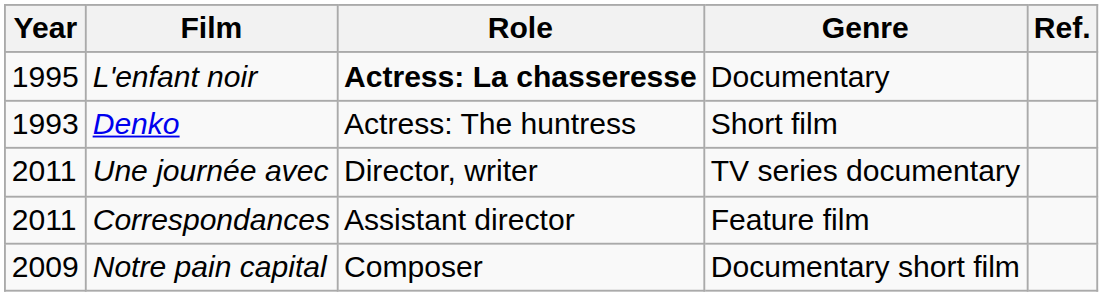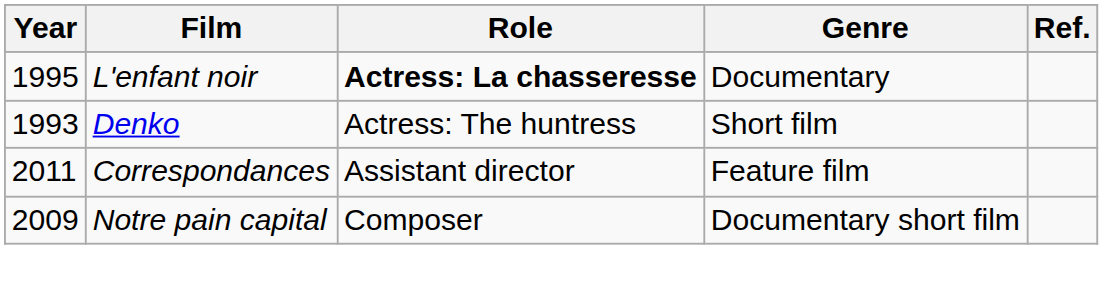- row: (211, 171)
